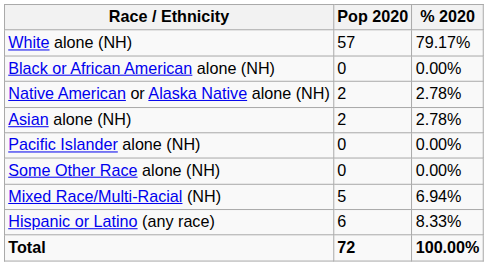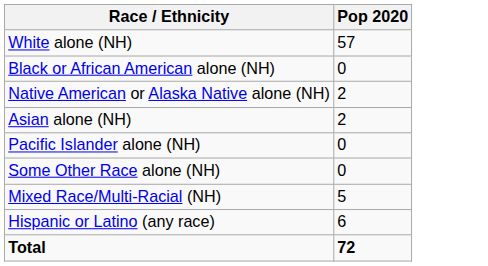- column: (448, 17)
